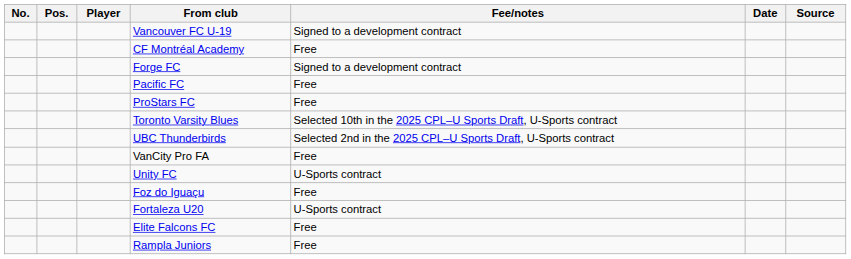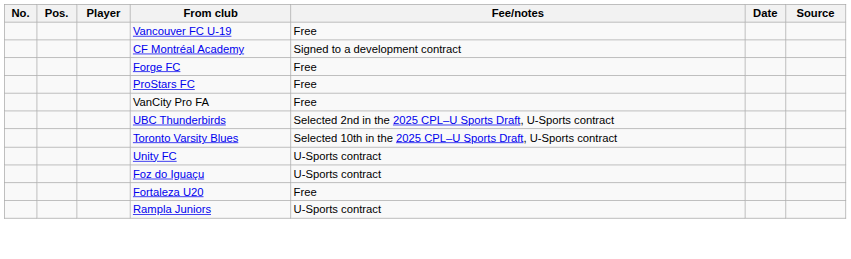(377, 31) Signed to a development contract -> (305, 31) Free
(305, 49) Free -> (377, 49) Signed to a development contract
(377, 67) Signed to a development contract -> (305, 67) Free
- row: (159, 85)
rows swapped: (171, 156) <-> (186, 120)
(305, 192) Free -> (337, 174) U-Sports contract
(337, 209) U-Sports contract -> (305, 192) Free
- row: (174, 227)
(305, 245) Free -> (337, 209) U-Sports contract
